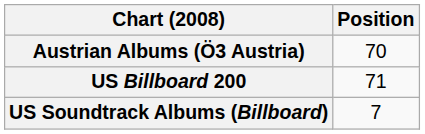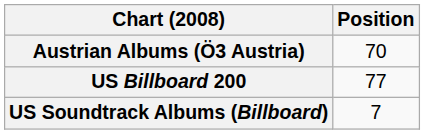(376, 81) 71 -> (376, 81) 77
